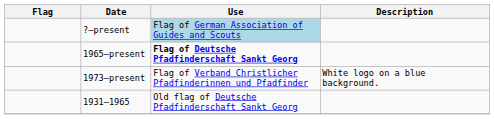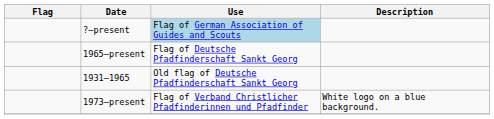(225, 54) bold -> (225, 54) normal
rows swapped: (106, 102) <-> (114, 78)
